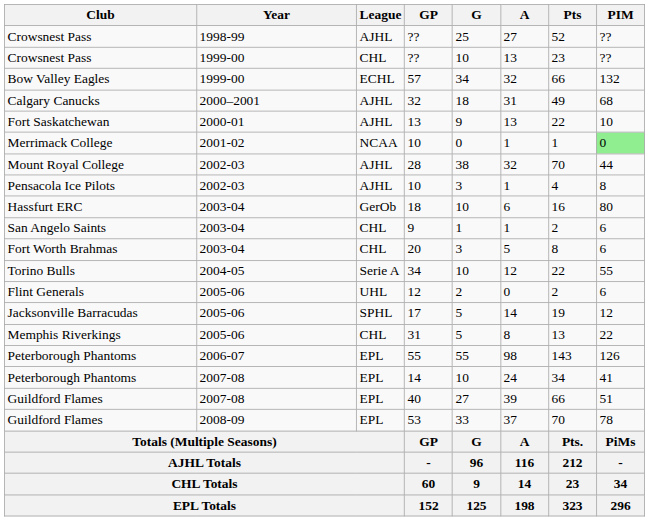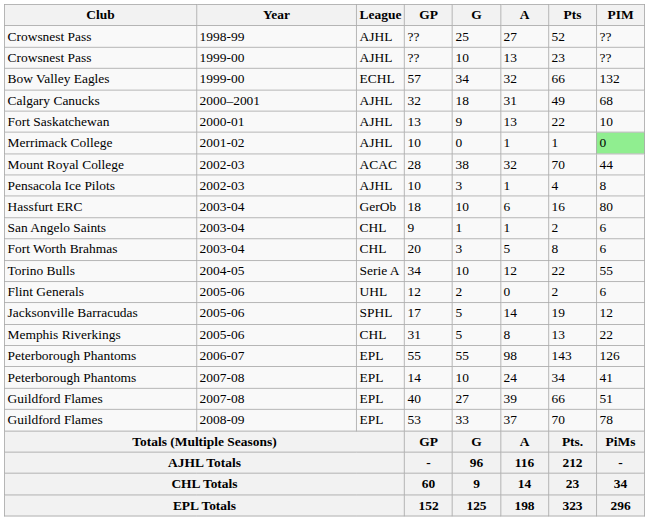(373, 57) CHL -> (376, 57) AJHL
(379, 143) NCAA -> (376, 143) AJHL
(376, 164) AJHL -> (378, 164) ACAC
